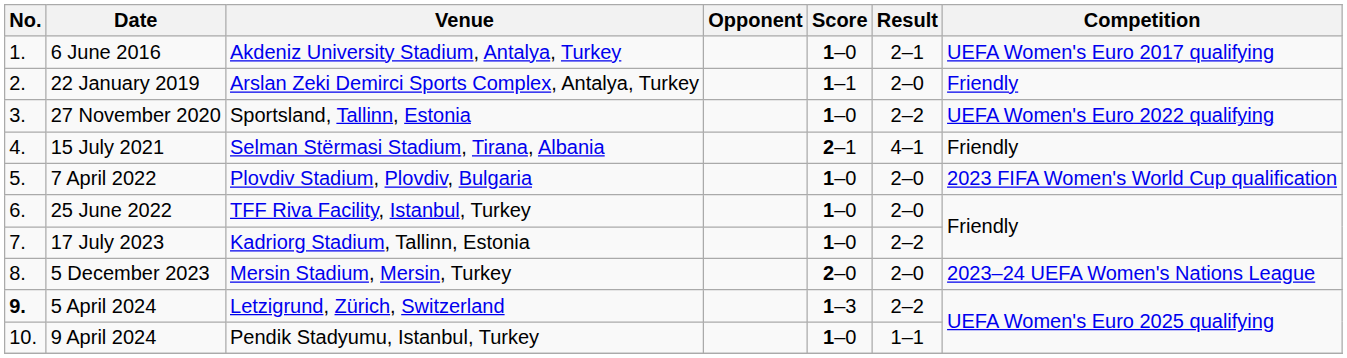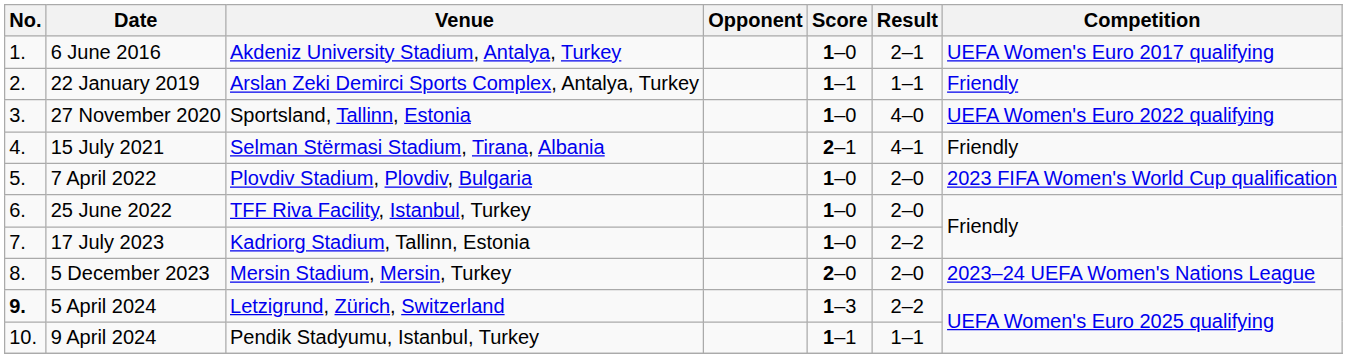(907, 83) 2–0 -> (907, 83) 1–1
(907, 115) 2–2 -> (907, 115) 4–0
(840, 337) 1–0 -> (840, 337) 1–1
